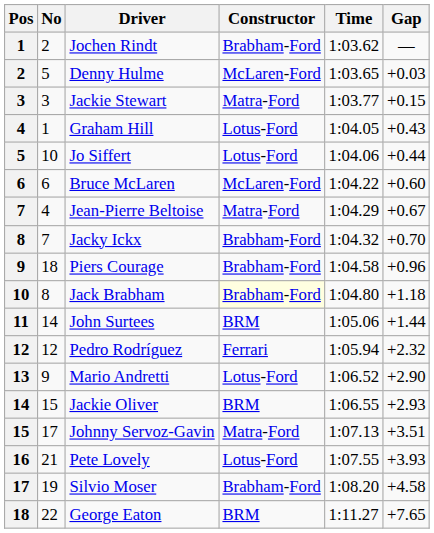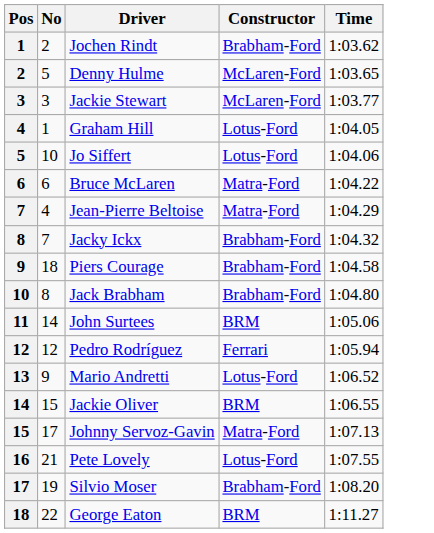- column: (406, 18)
(261, 101) Matra-Ford -> (272, 101) McLaren-Ford
(272, 183) McLaren-Ford -> (261, 183) Matra-Ford
(272, 294) lightyellow background -> (272, 294) no background
